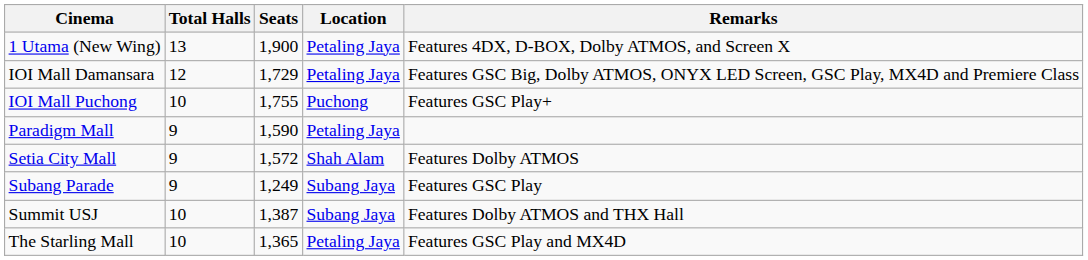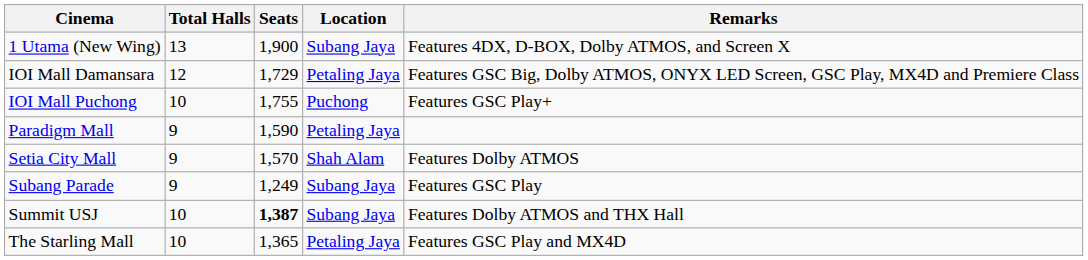(353, 46) Petaling Jaya -> (351, 46) Subang Jaya
(279, 158) 1,572 -> (279, 158) 1,570
(279, 213) normal -> (279, 213) bold
